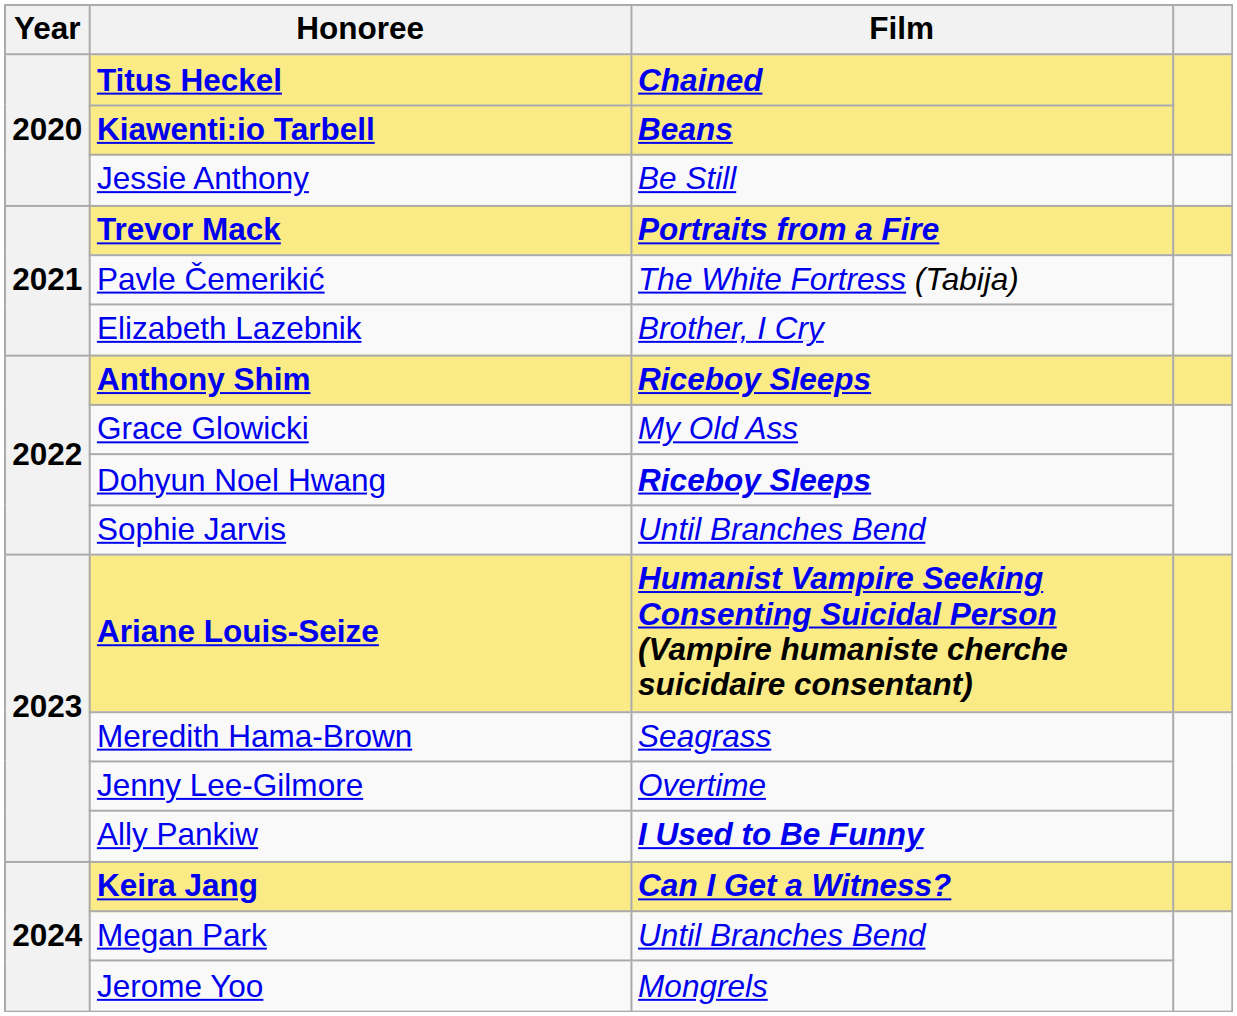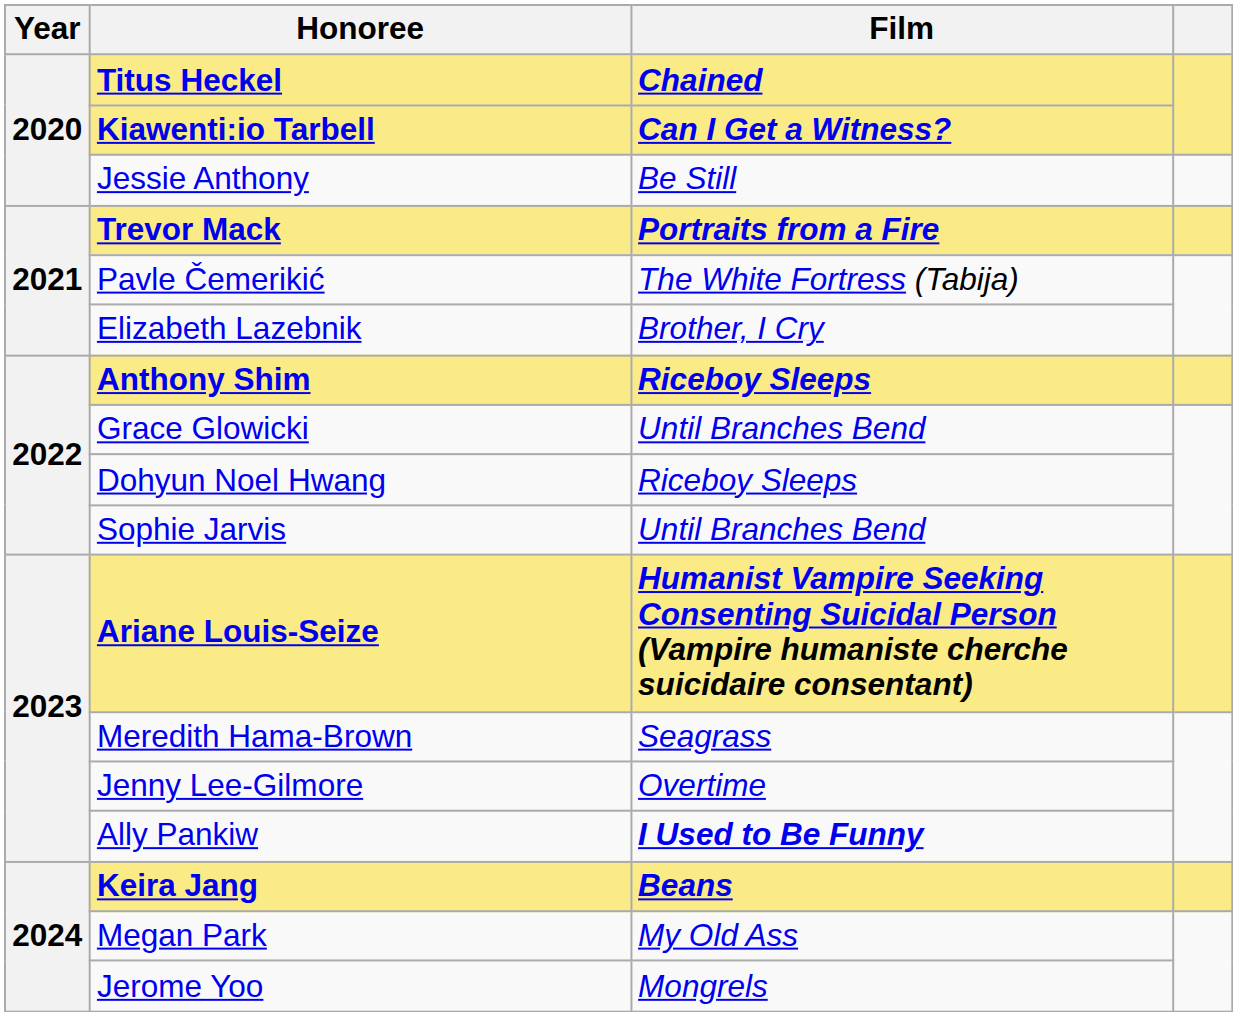(685, 129) Beans -> (795, 129) Can I Get a Witness?
(718, 429) My Old Ass -> (782, 429) Until Branches Bend
(755, 479) bold -> (748, 479) normal
(795, 885) Can I Get a Witness? -> (685, 885) Beans
(782, 935) Until Branches Bend -> (718, 935) My Old Ass
